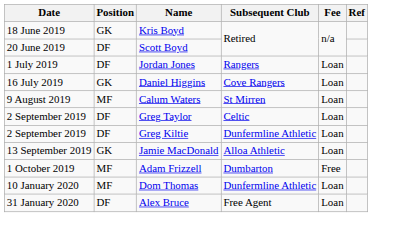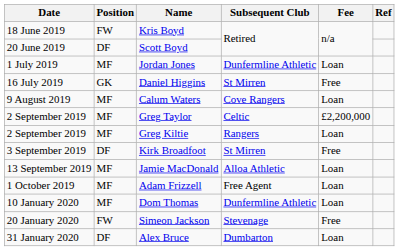(104, 30) GK -> (105, 30) FW
(103, 64) DF -> (104, 64) MF
(241, 64) Rangers -> (270, 64) Dunfermline Athletic
(254, 82) Cove Rangers -> (244, 82) St Mirren
(332, 82) Loan -> (331, 82) Free
(244, 99) St Mirren -> (254, 99) Cove Rangers
(103, 116) DF -> (104, 116) MF
(332, 116) Loan -> (346, 116) £2,200,000
(103, 133) DF -> (104, 133) MF
(270, 133) Dunfermline Athletic -> (241, 133) Rangers
+ row: (172, 151)
(104, 151) GK -> (104, 168) MF
(248, 168) Dumbarton -> (247, 185) Free Agent
(331, 168) Free -> (332, 185) Loan
+ row: (174, 220)
(247, 202) Free Agent -> (248, 237) Dumbarton
